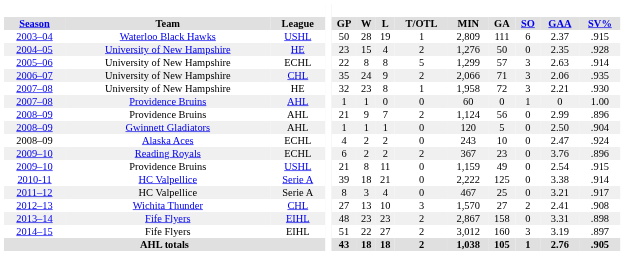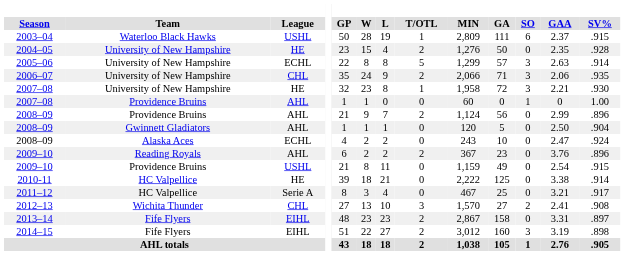(298, 153) ECHL -> (298, 153) AHL
(298, 179) Serie A -> (298, 179) HE
(600, 218) .898 -> (600, 218) .897
(600, 231) .897 -> (600, 231) .898
